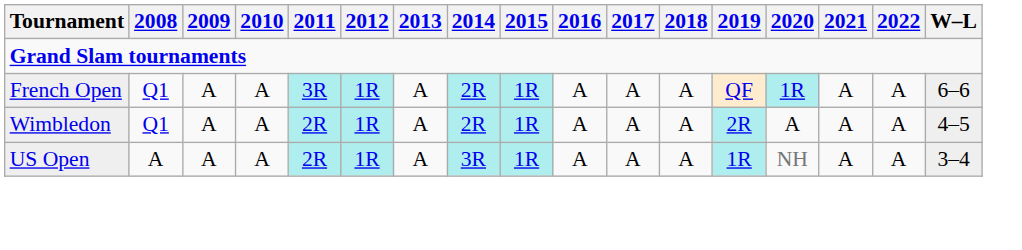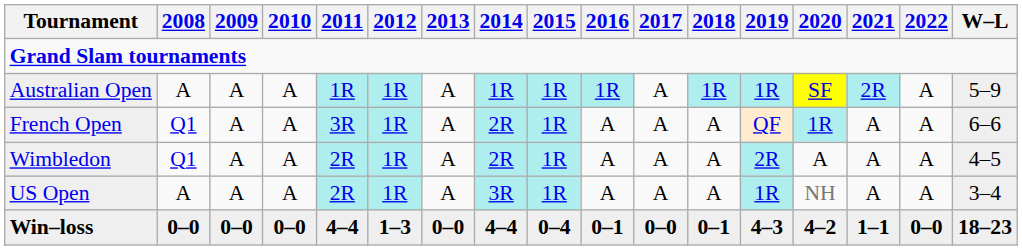+ row: (81, 90)
+ row: (51, 227)
